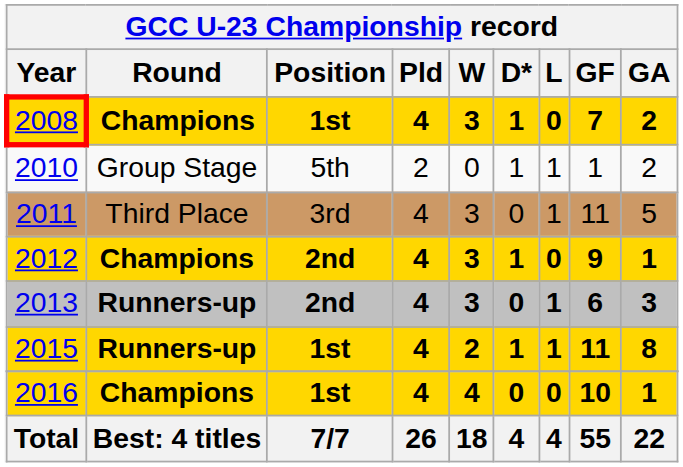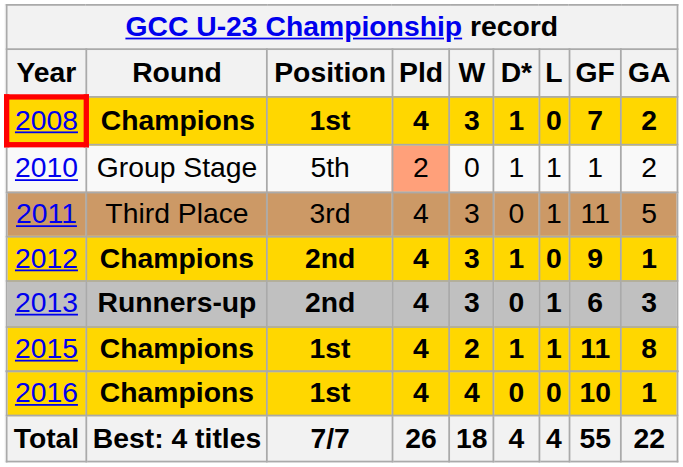(421, 167) no background -> (421, 167) lightsalmon background
(177, 348) Runners-up -> (177, 348) Champions
